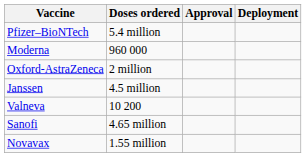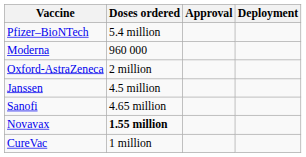- row: (26, 106)
(138, 143) normal -> (138, 124) bold
+ row: (27, 143)
